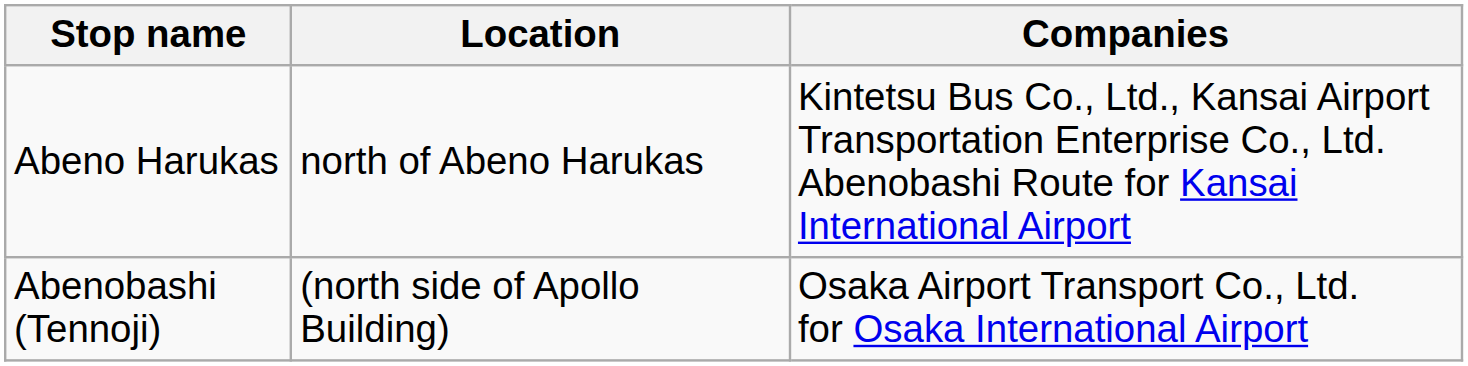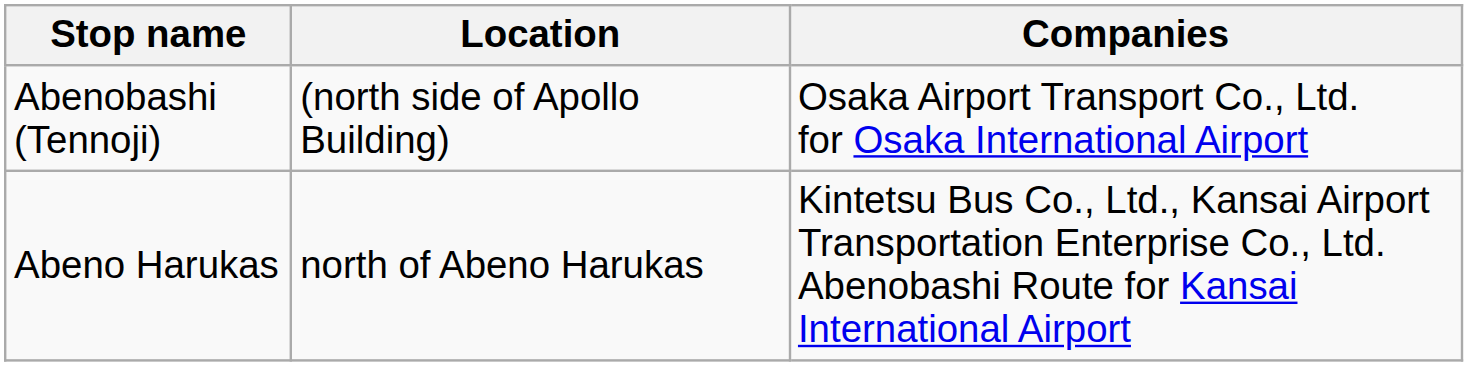rows swapped: (146, 160) <-> (115, 307)
